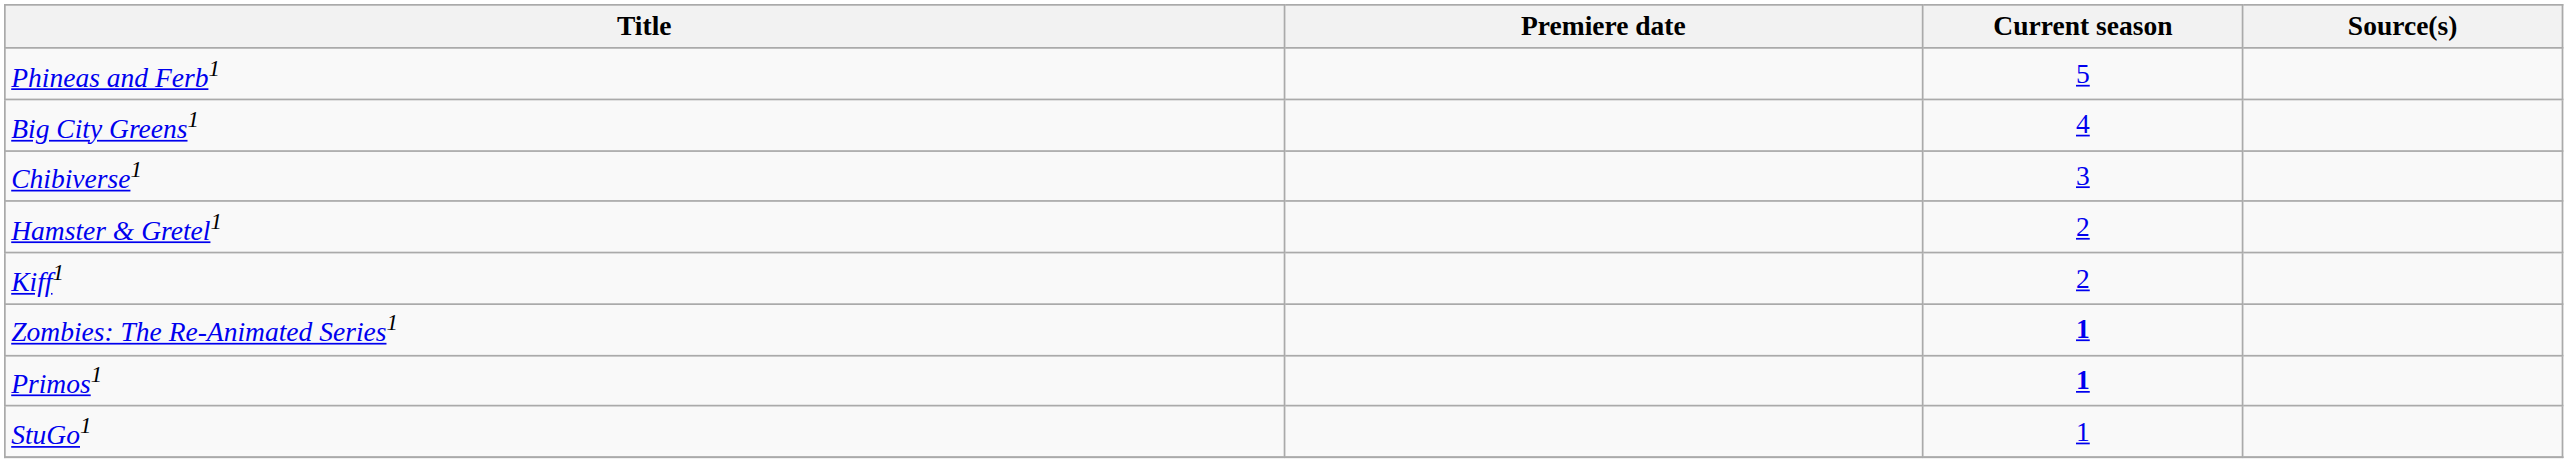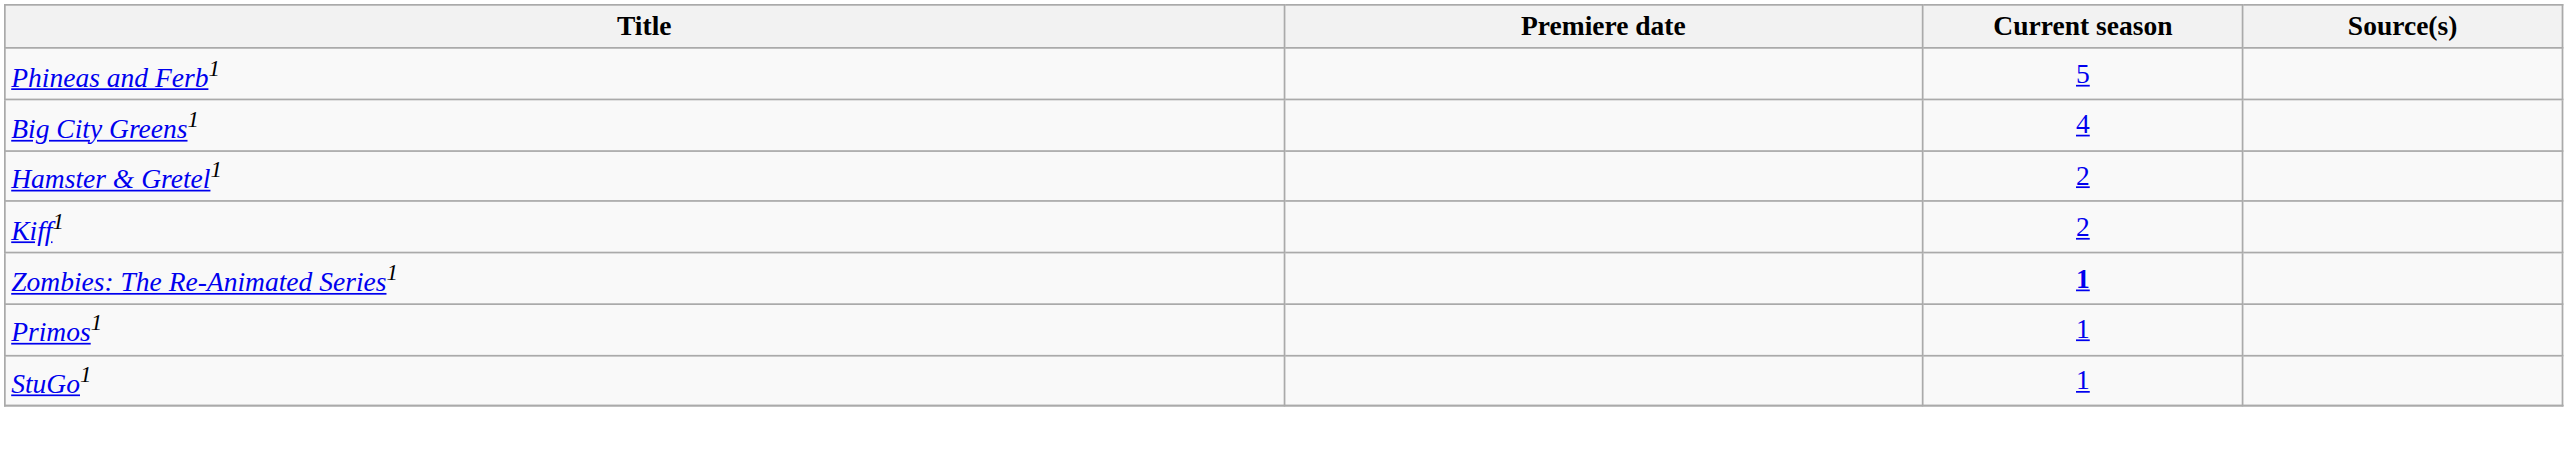- row: (77, 175)
(2083, 380) bold -> (2083, 329) normal
